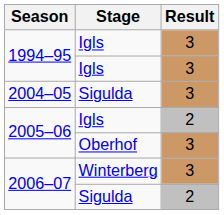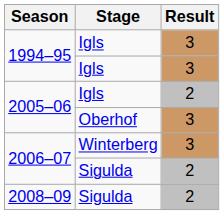- row: (40, 94)
+ row: (40, 196)
